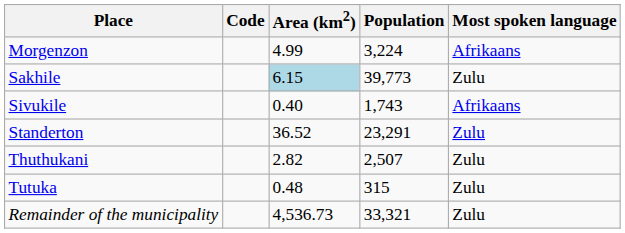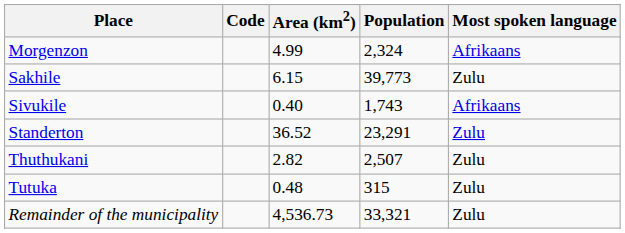(383, 50) 3,224 -> (383, 50) 2,324
(288, 77) lightblue background -> (288, 77) no background
